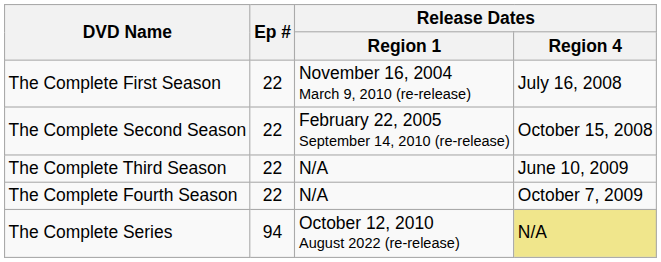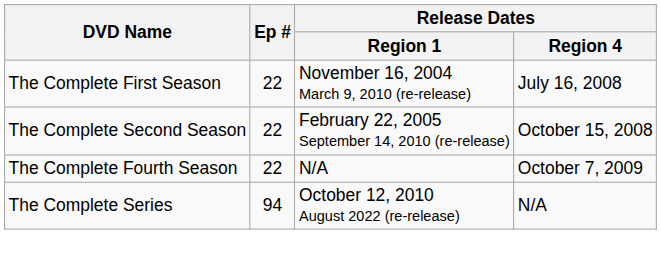- row: (117, 168)
(532, 233) khaki background -> (532, 205) no background
